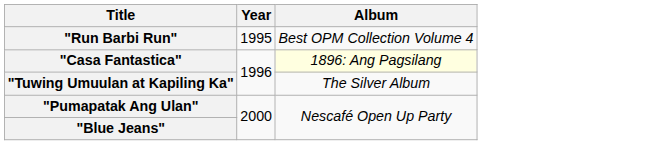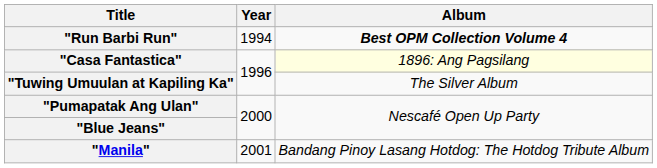(256, 38) 1995 -> (256, 38) 1994
(376, 38) normal -> (464, 38) bold
+ row: (121, 151)
